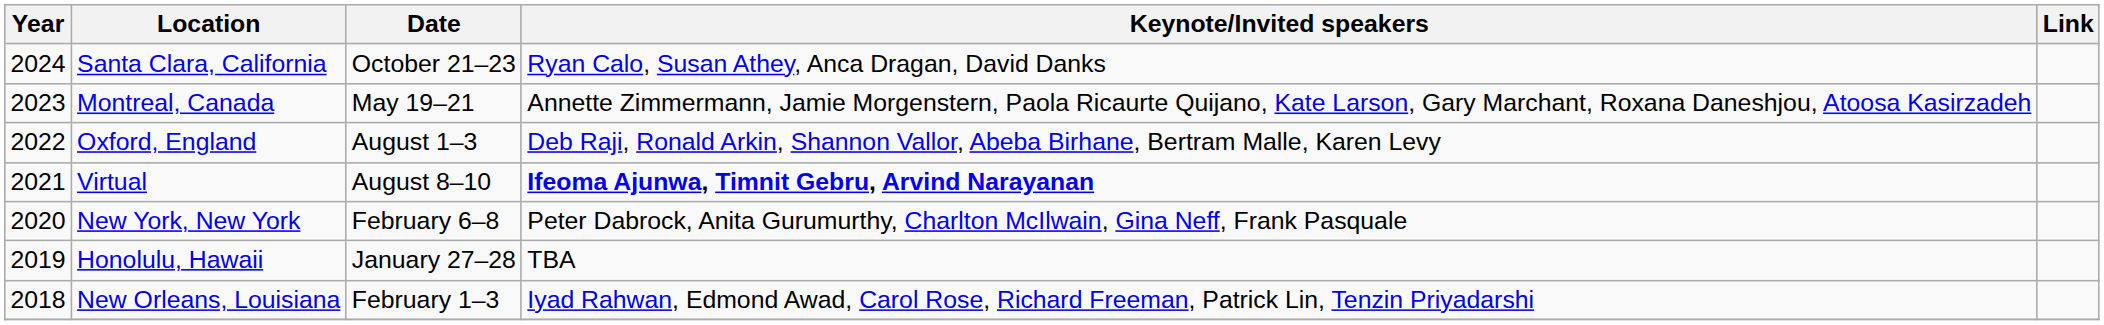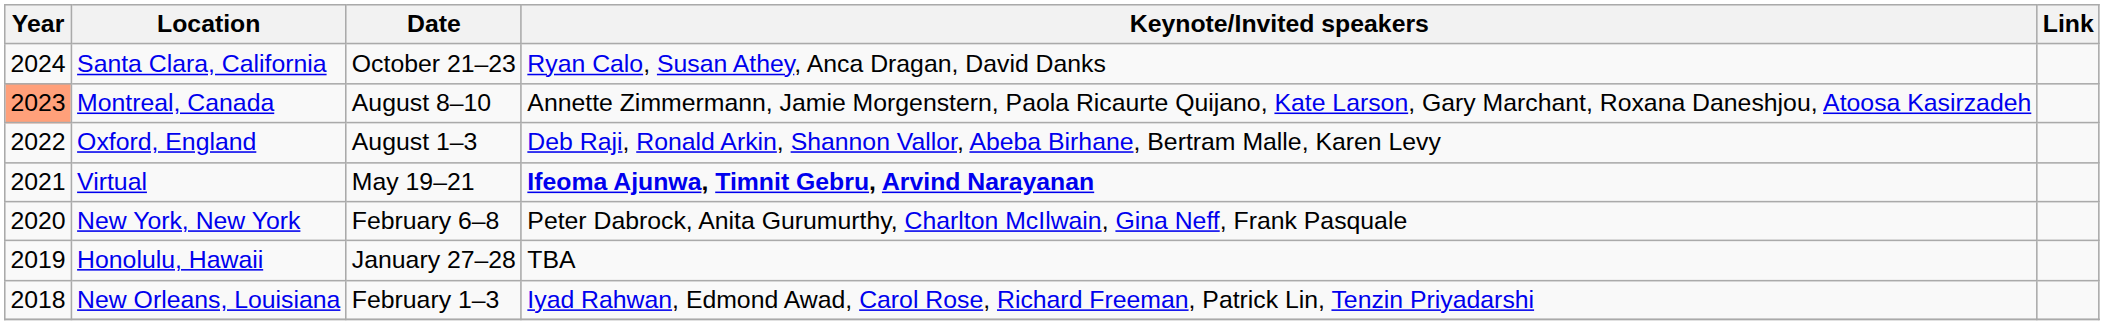(38, 102) no background -> (38, 102) lightsalmon background
(413, 102) May 19–21 -> (421, 102) August 8–10
(421, 181) August 8–10 -> (413, 181) May 19–21
